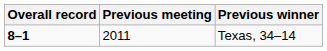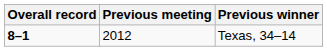(117, 35) 2011 -> (117, 35) 2012
